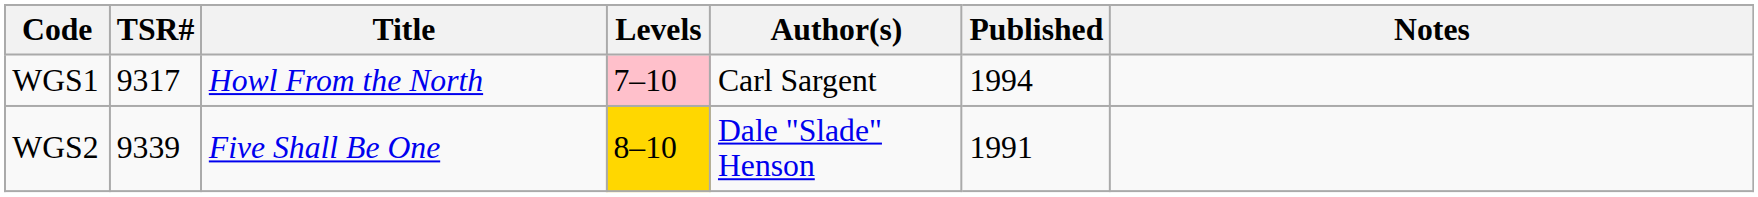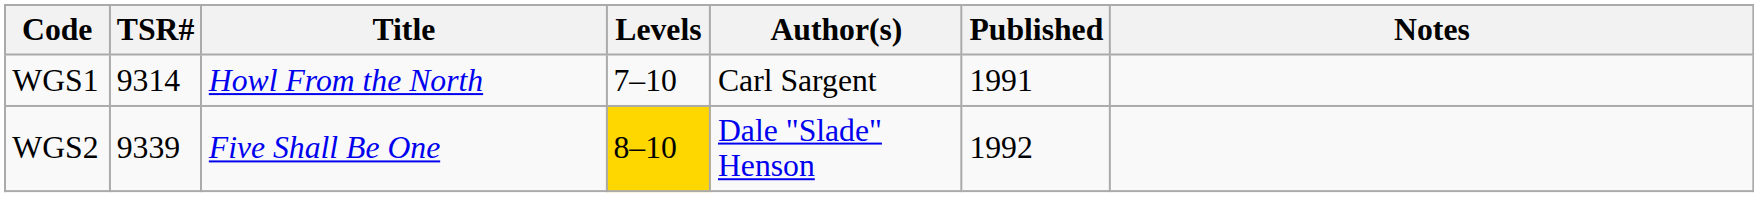(148, 79) 9317 -> (148, 79) 9314
(645, 79) pink background -> (645, 79) no background
(1001, 79) 1994 -> (1001, 79) 1991
(1001, 147) 1991 -> (1001, 147) 1992
